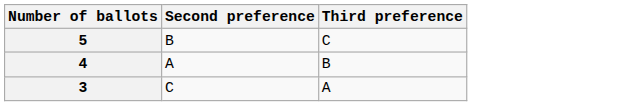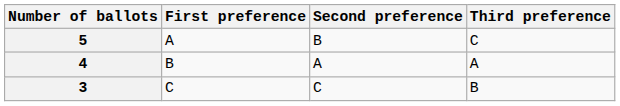+ column: (235, 17)
(326, 64) B -> (474, 64) A
(326, 88) A -> (474, 88) B
